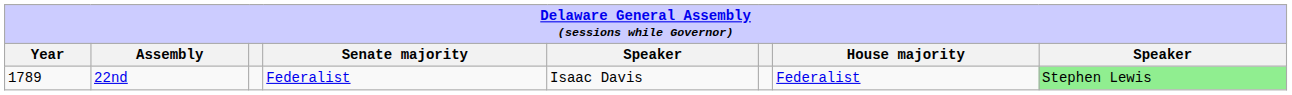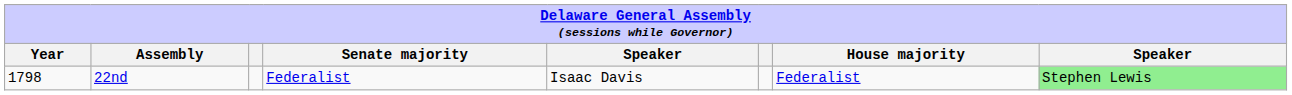(25, 78) 1789 -> (25, 78) 1798
